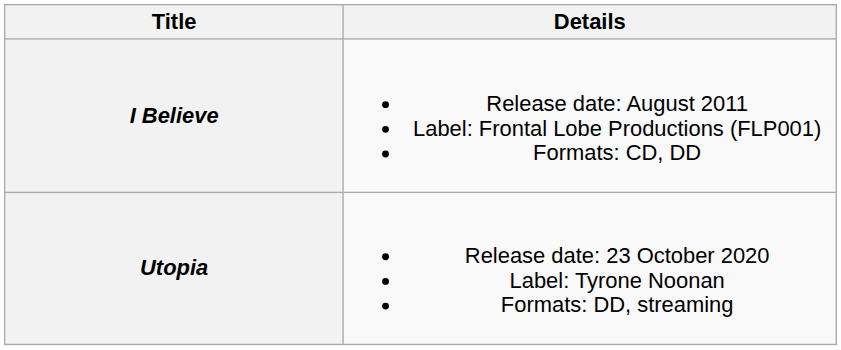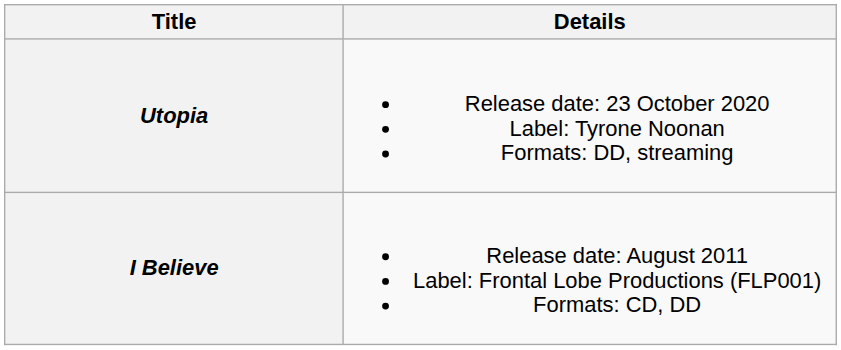rows swapped: (174, 115) <-> (174, 268)
